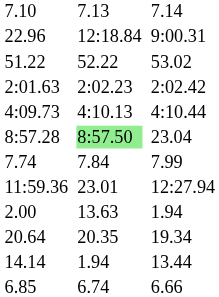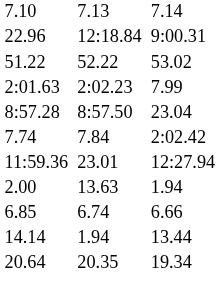(178, 86) 2:02.42 -> (167, 86) 7.99
- row: (32, 111)
(105, 137) lightgreen background -> (105, 111) no background
(167, 162) 7.99 -> (178, 137) 2:02.42
rows swapped: (20, 287) <-> (25, 237)
